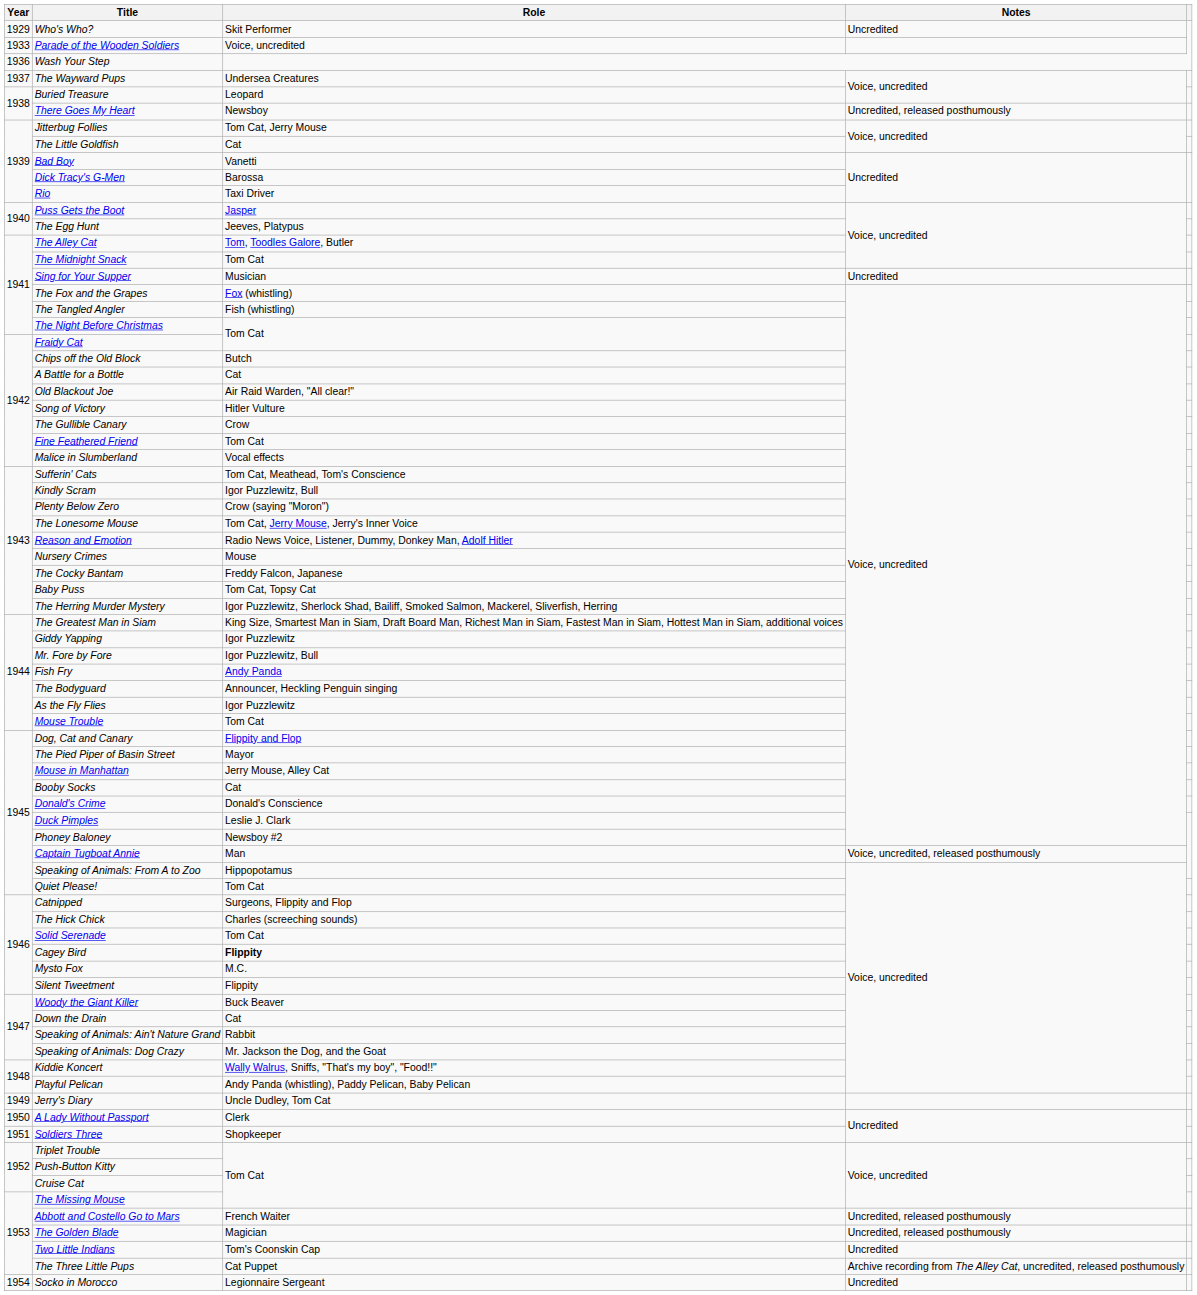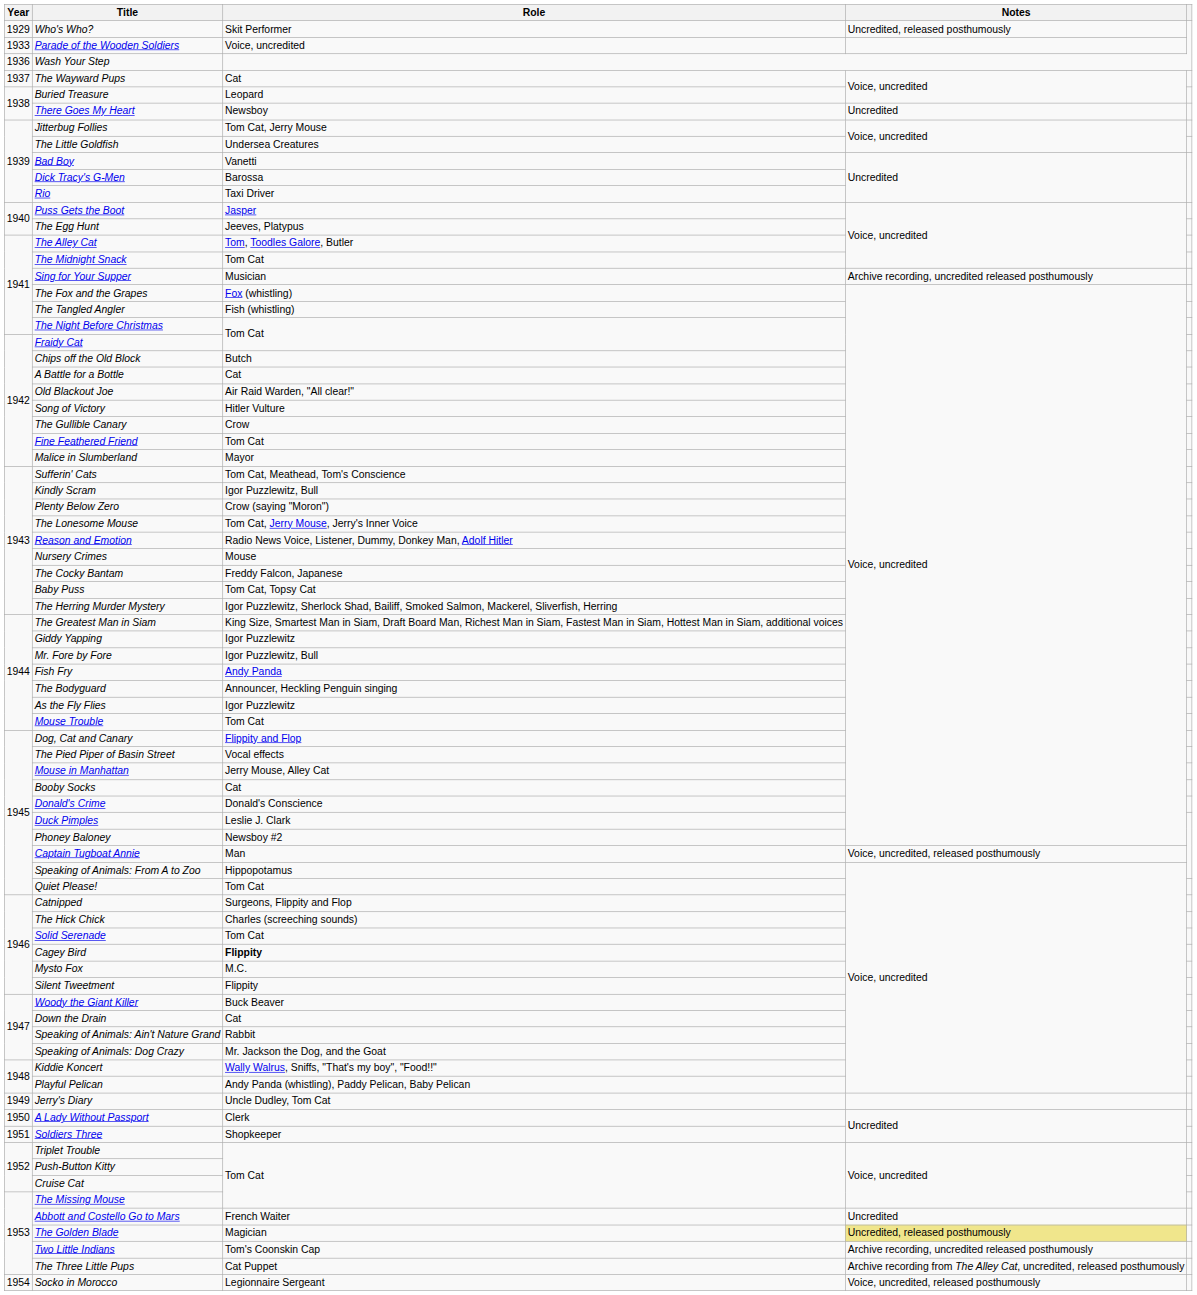(873, 29) Uncredited -> (929, 29) Uncredited, released posthumously
(272, 78) Undersea Creatures -> (233, 78) Cat
(929, 111) Uncredited, released posthumously -> (873, 111) Uncredited
(233, 144) Cat -> (272, 144) Undersea Creatures
(873, 276) Uncredited -> (970, 276) Archive recording, uncredited released posthumously
(254, 458) Vocal effects -> (240, 458) Mayor
(240, 754) Mayor -> (254, 754) Vocal effects
(929, 1216) Uncredited, released posthumously -> (873, 1216) Uncredited
(929, 1233) no background -> (929, 1233) khaki background
(873, 1249) Uncredited -> (970, 1249) Archive recording, uncredited released posthumously
(873, 1282) Uncredited -> (944, 1282) Voice, uncredited, released posthumously
